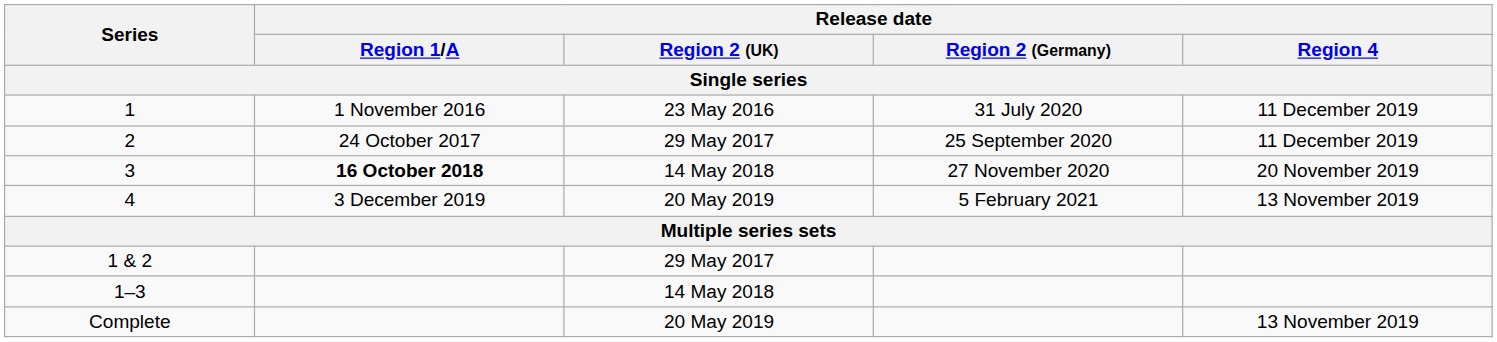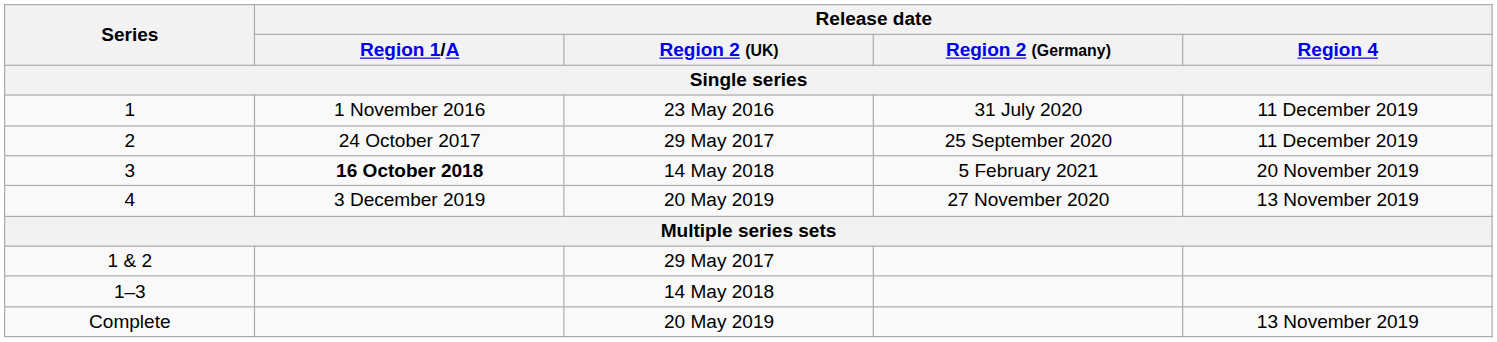(1028, 170) 27 November 2020 -> (1028, 170) 5 February 2021
(1028, 200) 5 February 2021 -> (1028, 200) 27 November 2020
